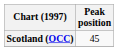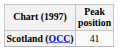(95, 38) 45 -> (95, 38) 41
